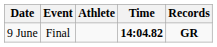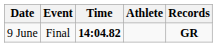columns swapped: (97, 13) <-> (142, 13)
